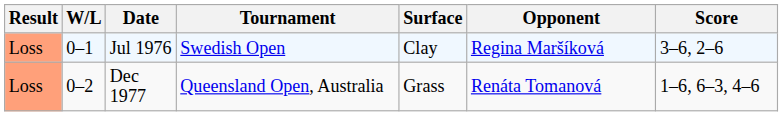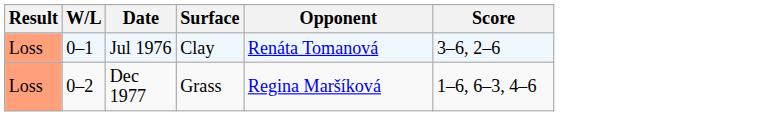- column: (288, 18)
(537, 47) Regina Maršíková -> (313, 47) Renáta Tomanová
(536, 86) Renáta Tomanová -> (314, 86) Regina Maršíková
